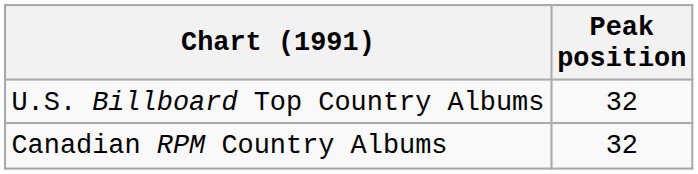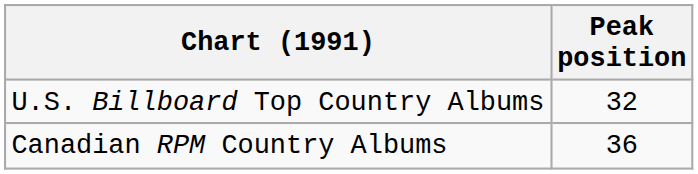(622, 146) 32 -> (622, 146) 36
